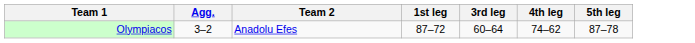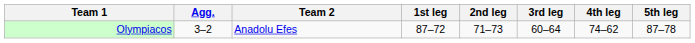+ column: (488, 12)
